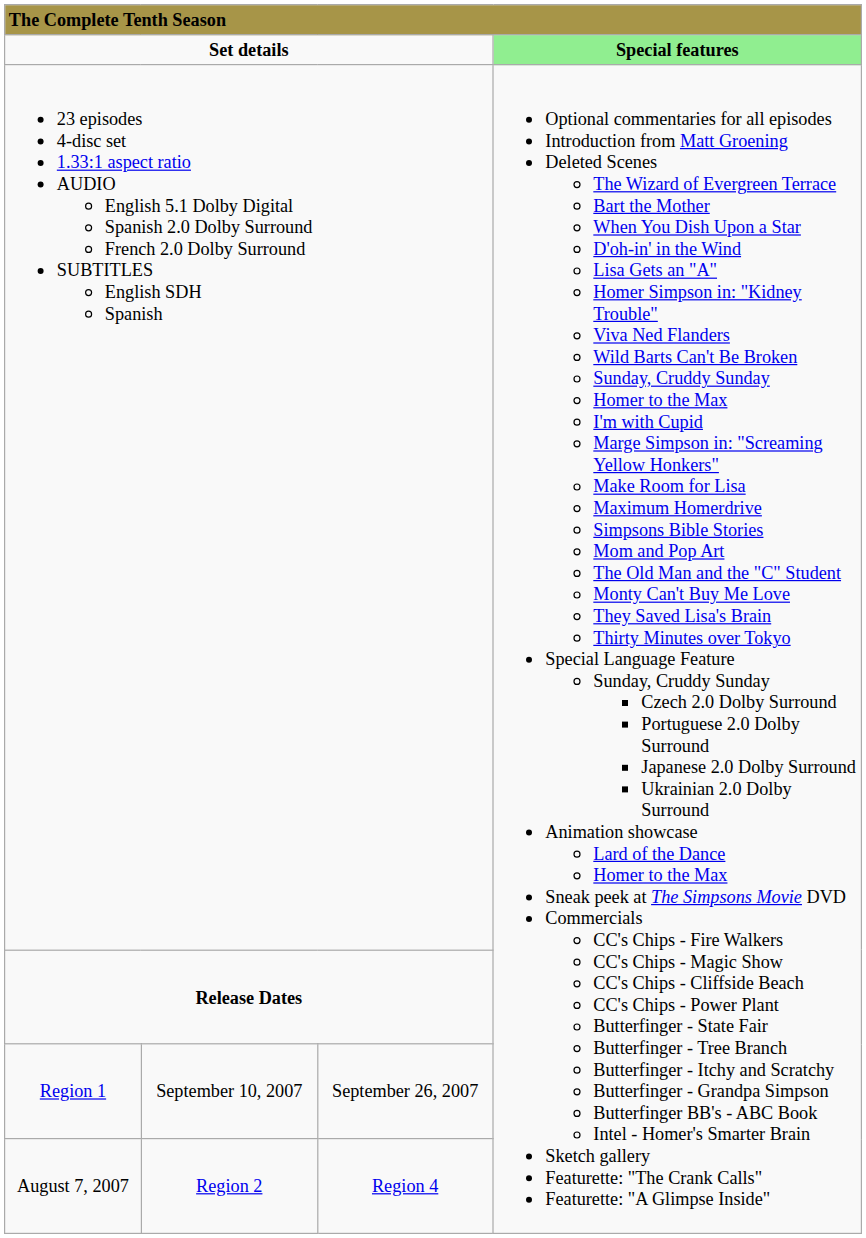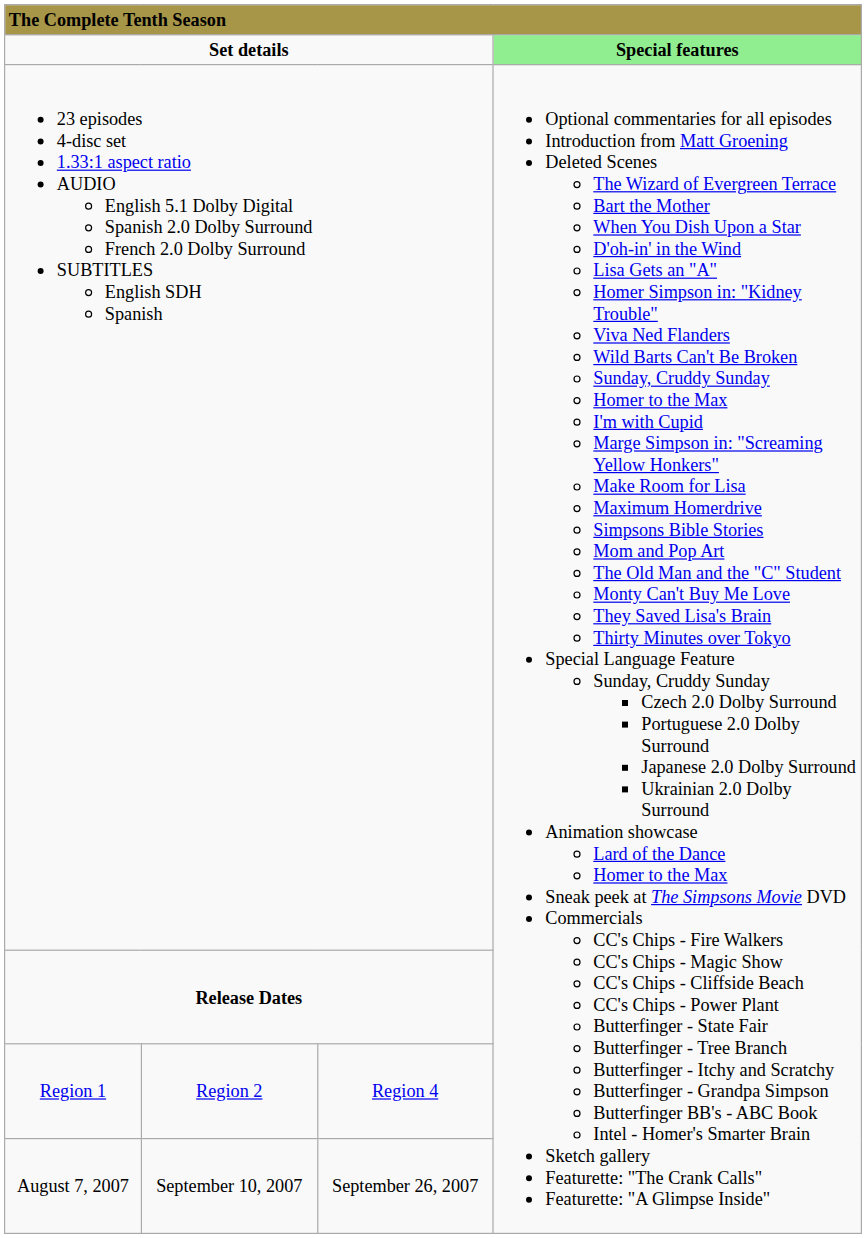(229, 1091) September 10, 2007 -> (229, 1091) Region 2
(405, 1091) September 26, 2007 -> (405, 1091) Region 4
(229, 1185) Region 2 -> (229, 1185) September 10, 2007
(405, 1185) Region 4 -> (405, 1185) September 26, 2007
